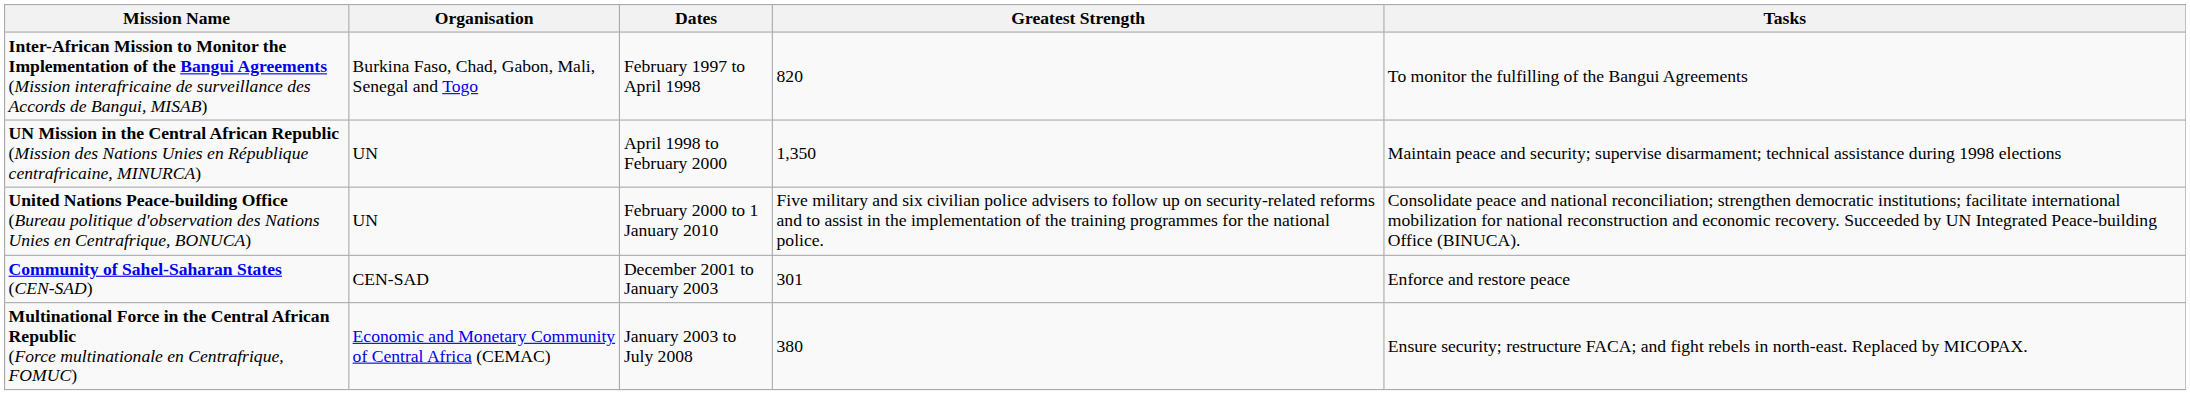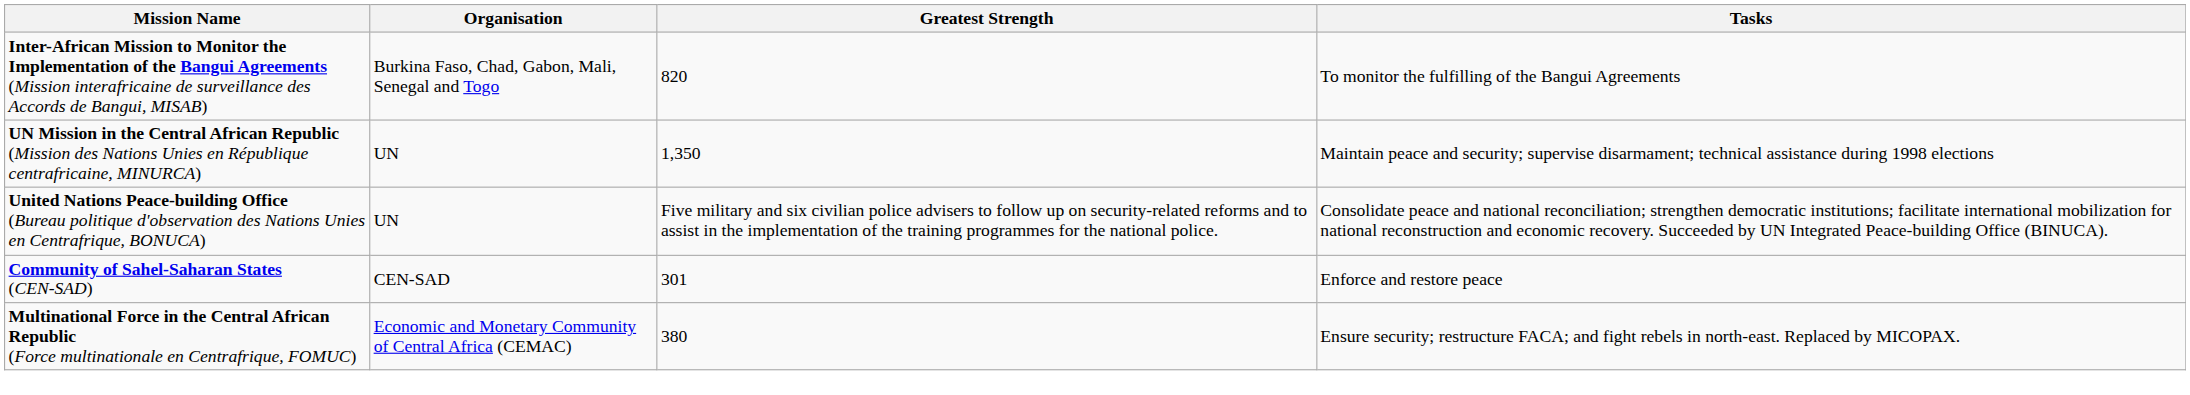- column: (696, 18)
